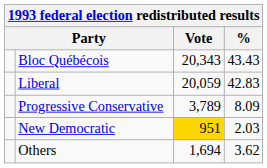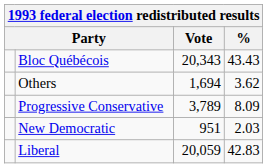rows swapped: (39, 83) <-> (37, 151)
(210, 128) gold background -> (210, 128) no background
